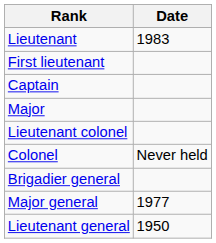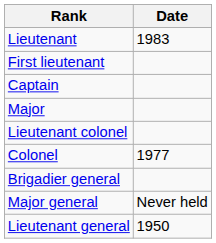(172, 156) Never held -> (153, 156) 1977
(153, 202) 1977 -> (172, 202) Never held
